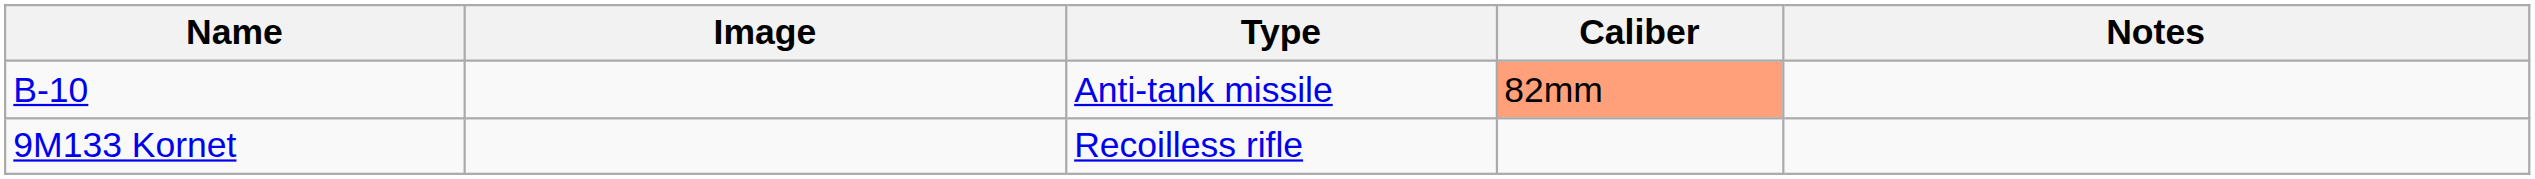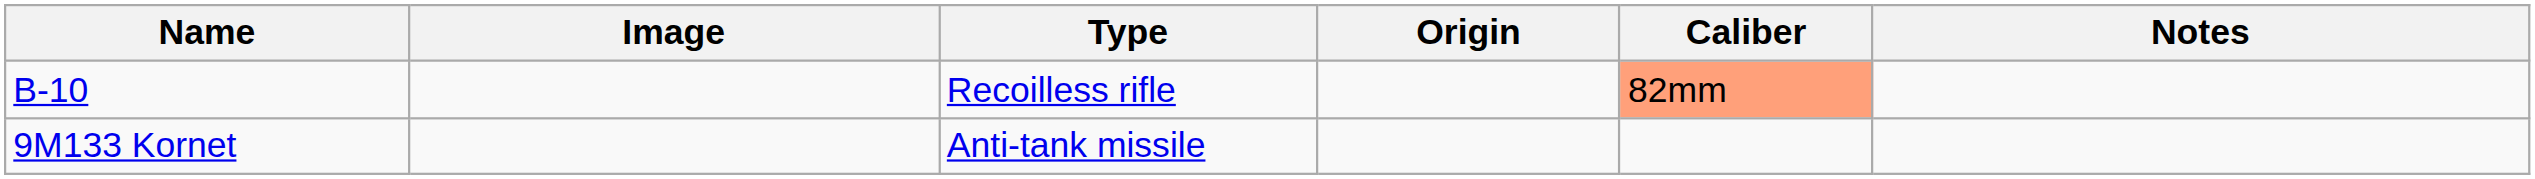+ column: (1469, 32)
(1203, 88) Anti-tank missile -> (1061, 88) Recoilless rifle
(1189, 145) Recoilless rifle -> (1076, 145) Anti-tank missile
